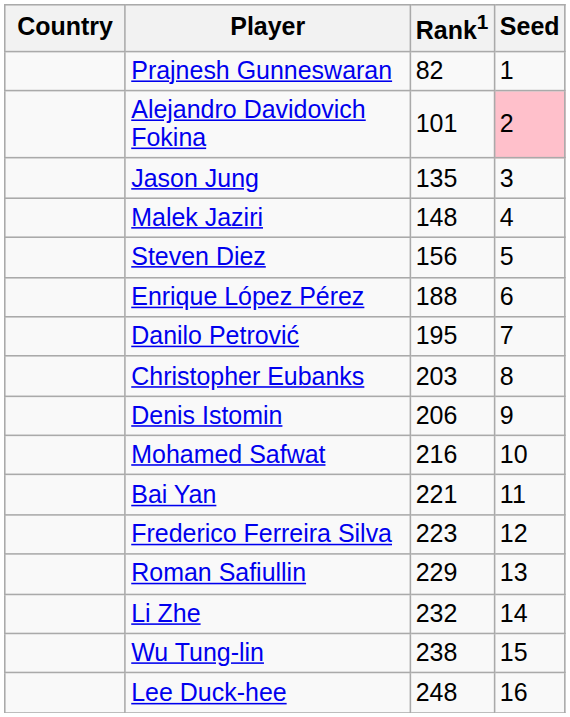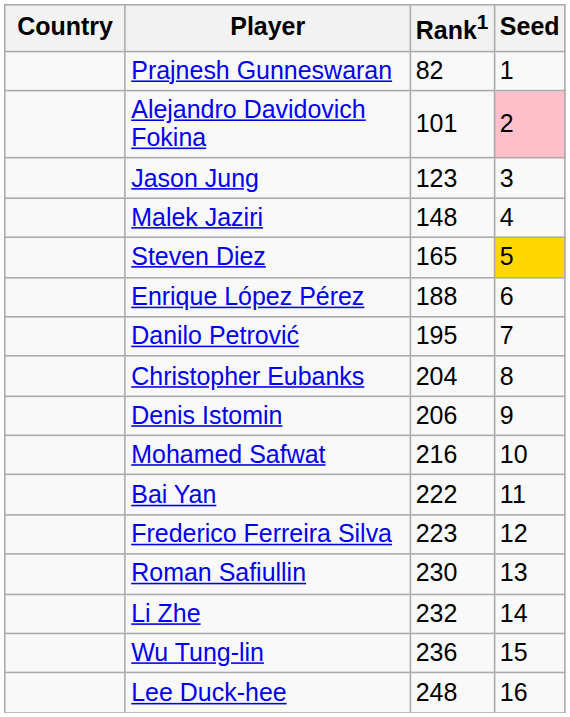(437, 177) 135 -> (437, 177) 123
(437, 257) 156 -> (437, 257) 165
(507, 257) no background -> (507, 257) gold background
(437, 375) 203 -> (437, 375) 204
(437, 494) 221 -> (437, 494) 222
(437, 573) 229 -> (437, 573) 230
(437, 652) 238 -> (437, 652) 236
